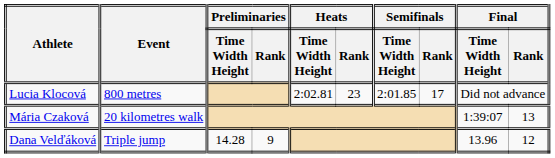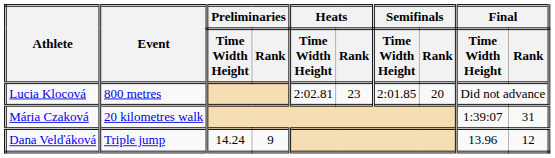(437, 94) 17 -> (437, 94) 20
(528, 117) 13 -> (528, 117) 31
(230, 140) 14.28 -> (230, 140) 14.24
